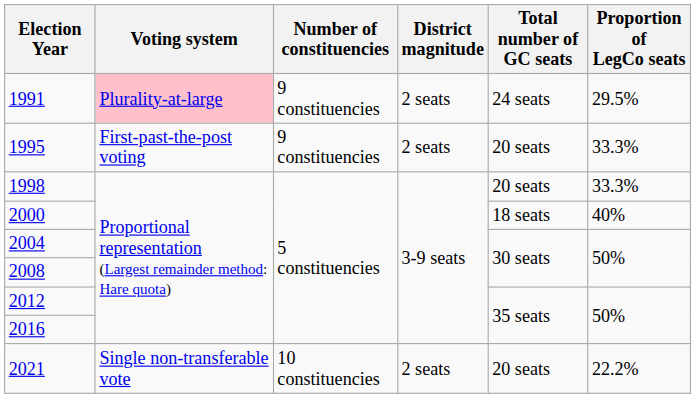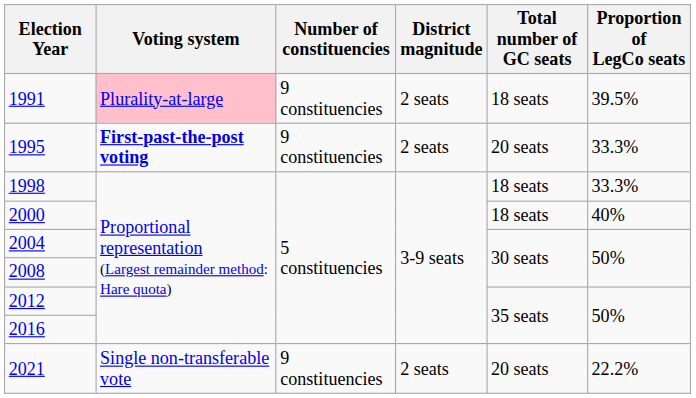(521, 98) 24 seats -> (520, 98) 18 seats
(615, 98) 29.5% -> (615, 98) 39.5%
(166, 147) normal -> (172, 147) bold
(521, 186) 20 seats -> (520, 186) 18 seats
(329, 368) 10 constituencies -> (331, 368) 9 constituencies
